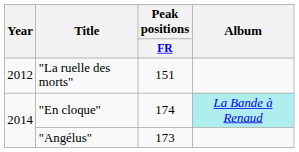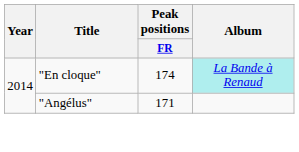- row: (75, 75)
(165, 137) 173 -> (165, 103) 171
